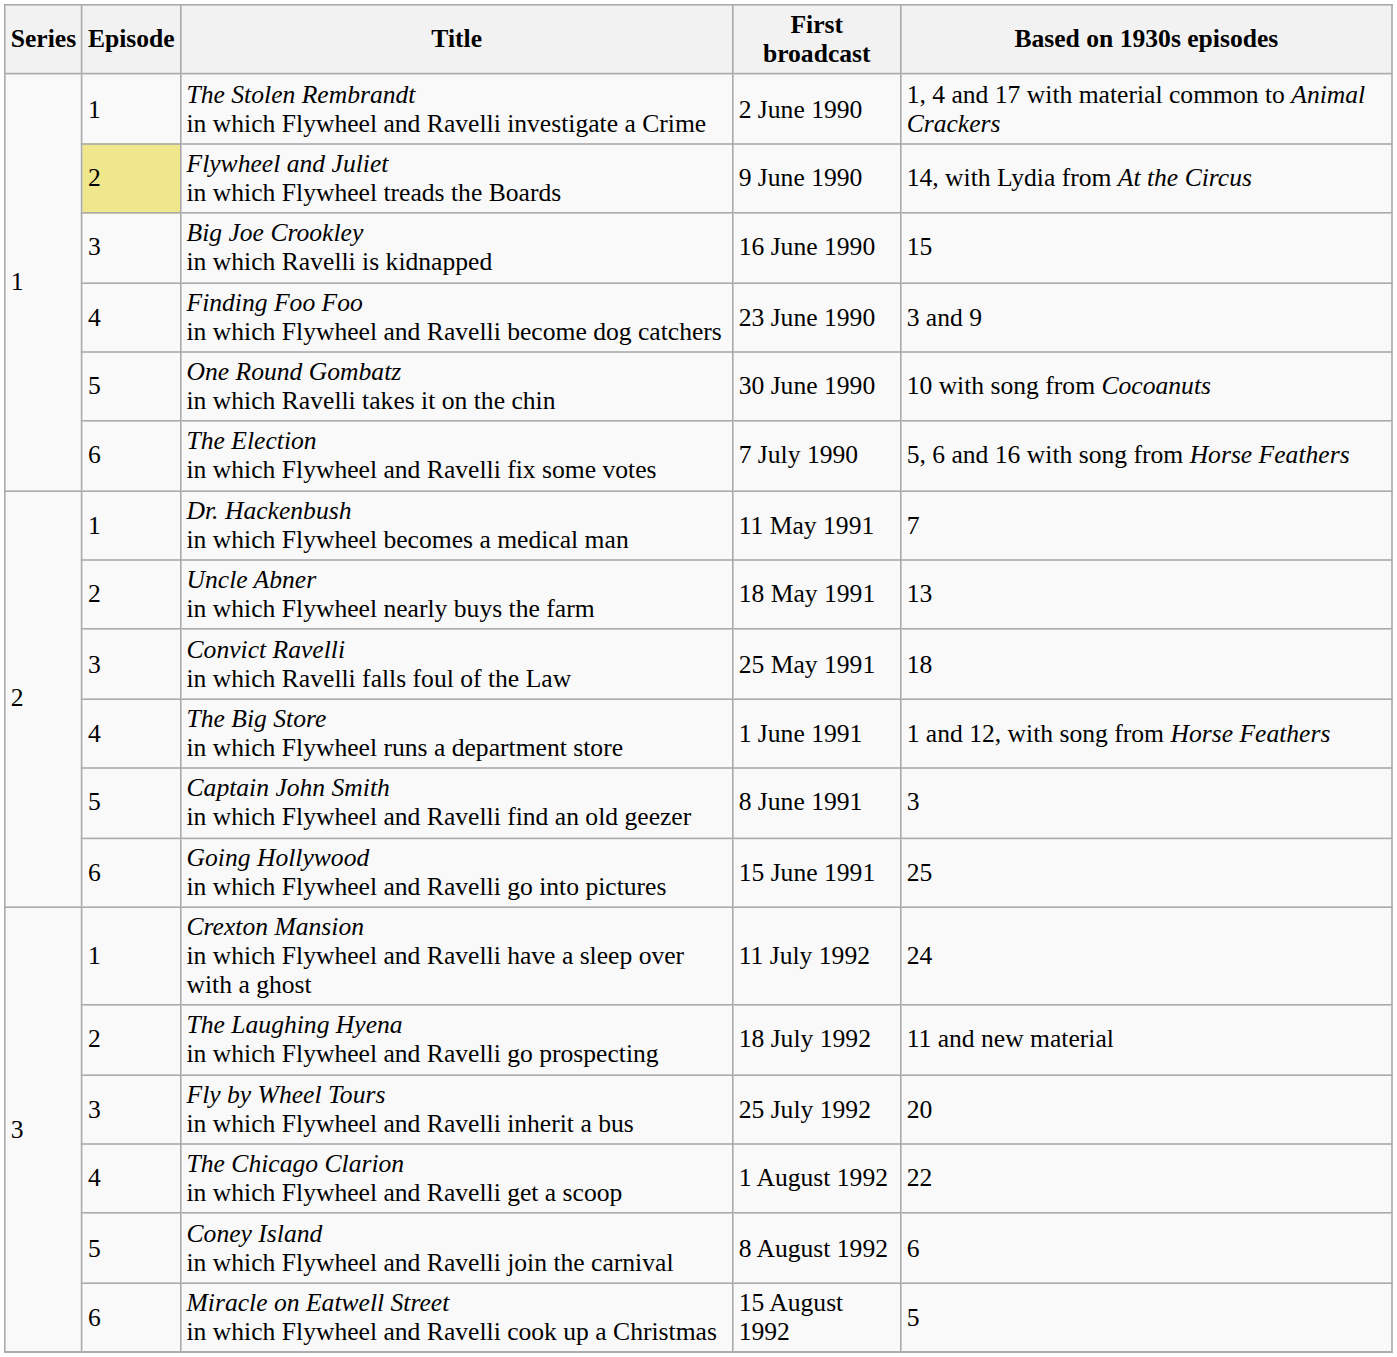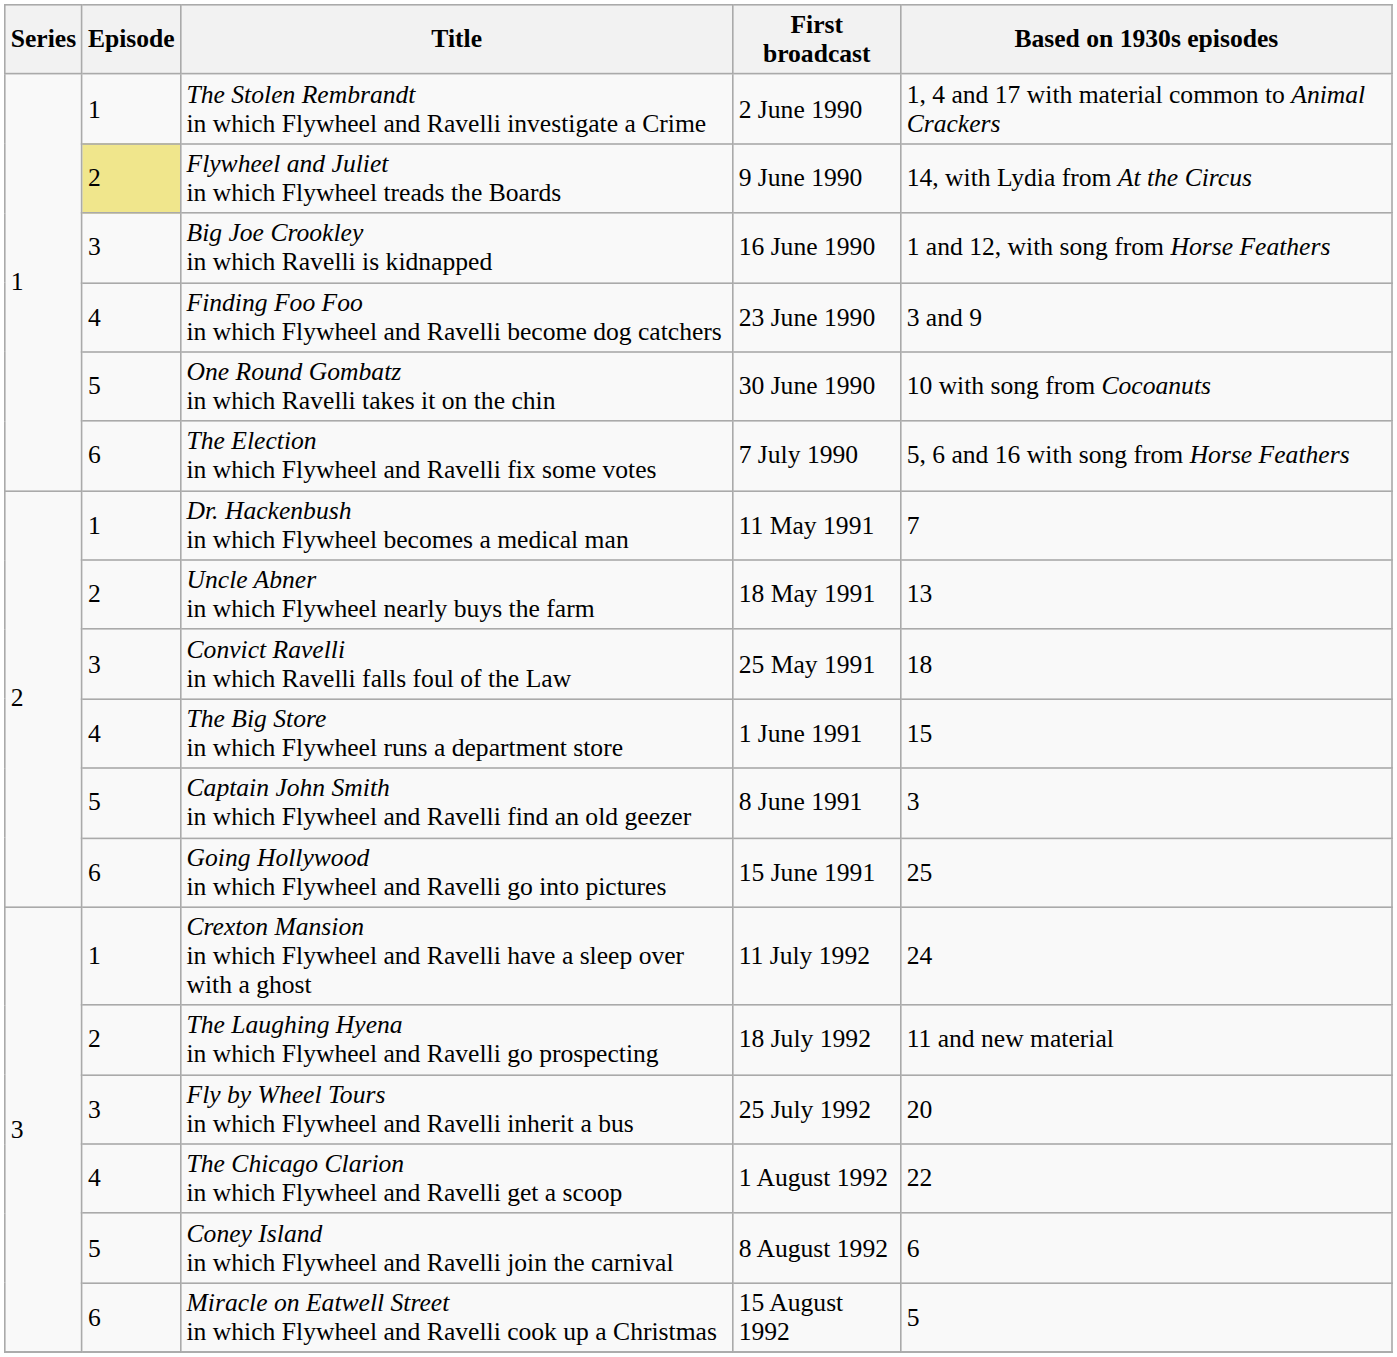(919, 247) 15 -> (1119, 247) 1 and 12, with song from Horse Feathers
(1119, 733) 1 and 12, with song from Horse Feathers -> (919, 733) 15
